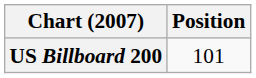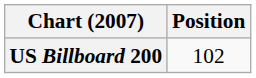(209, 55) 101 -> (209, 55) 102
